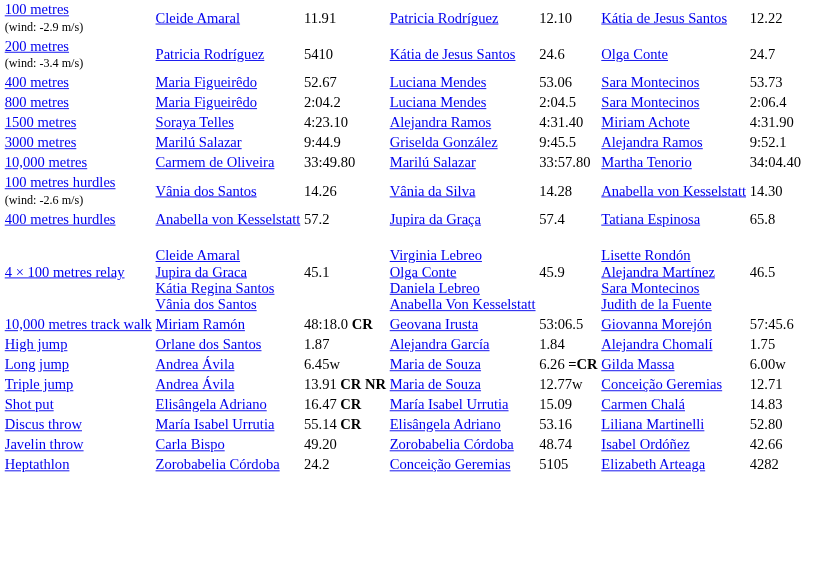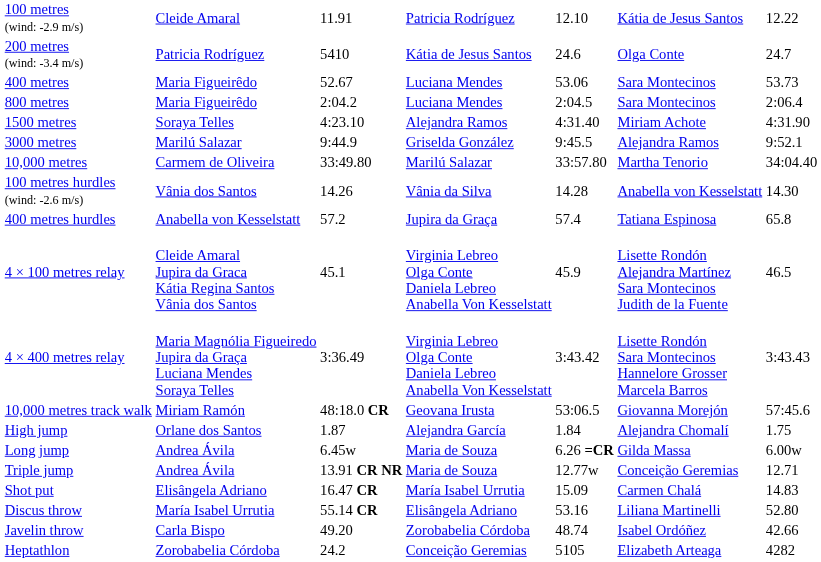+ row: (65, 357)
